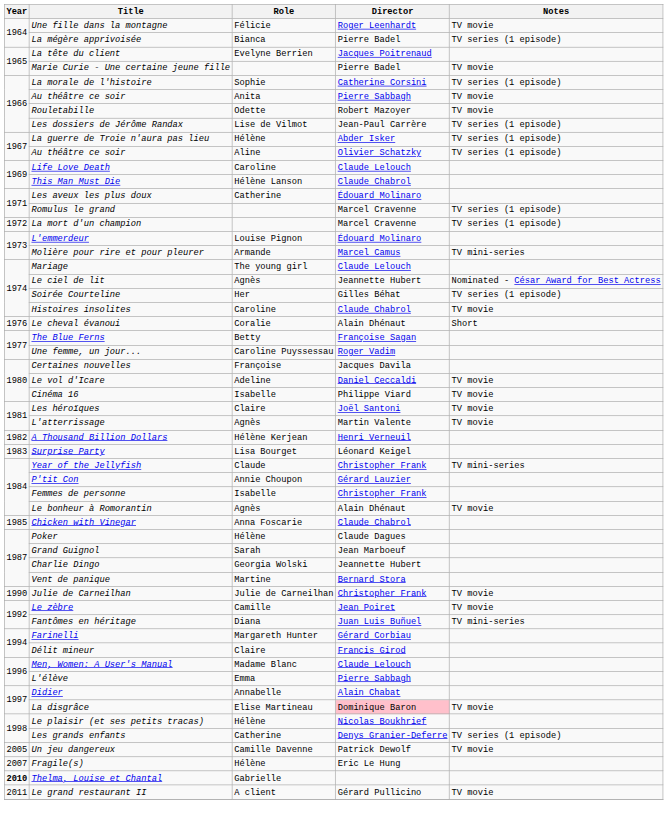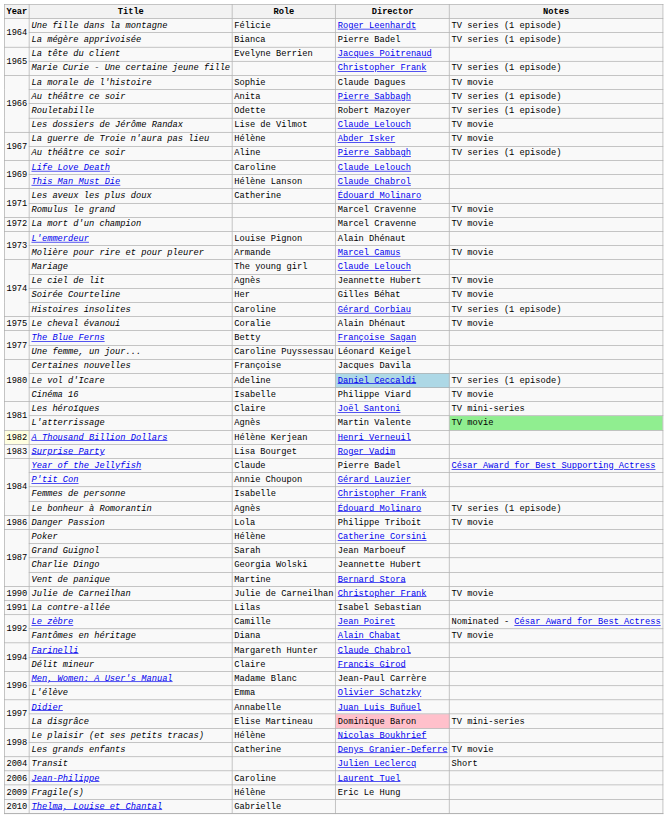(473, 26) TV movie -> (506, 26) TV series (1 episode)
(369, 68) Pierre Badel -> (382, 68) Christopher Frank
(473, 68) TV movie -> (506, 68) TV series (1 episode)
(382, 82) Catherine Corsini -> (372, 82) Claude Dagues
(506, 82) TV series (1 episode) -> (473, 82) TV movie
(473, 97) TV movie -> (506, 97) TV series (1 episode)
(473, 111) TV movie -> (506, 111) TV series (1 episode)
(382, 125) Jean-Paul Carrère -> (374, 125) Claude Lelouch
(506, 125) TV series (1 episode) -> (473, 125) TV movie
(506, 139) TV series (1 episode) -> (473, 139) TV movie
(380, 153) Olivier Schatzky -> (374, 153) Pierre Sabbagh
(506, 210) TV series (1 episode) -> (473, 210) TV movie
(506, 224) TV series (1 episode) -> (473, 224) TV movie
(380, 239) Édouard Molinaro -> (372, 239) Alain Dhénaut
(488, 253) TV mini-series -> (473, 253) TV movie
(556, 281) Nominated - César Award for Best Actress -> (473, 281) TV movie
(506, 295) TV series (1 episode) -> (473, 295) TV movie
(374, 310) Claude Chabrol -> (374, 310) Gérard Corbiau
(473, 310) TV movie -> (506, 310) TV series (1 episode)
(17, 324) 1976 -> (17, 324) 1975
(465, 324) Short -> (473, 324) TV movie
(366, 352) Roger Vadim -> (374, 352) Léonard Keigel
(377, 381) no background -> (377, 381) lightblue background
(473, 381) TV movie -> (506, 381) TV series (1 episode)
(473, 409) TV movie -> (488, 409) TV mini-series
(473, 423) no background -> (473, 423) lightgreen background
(17, 437) no background -> (17, 437) lightyellow background
(374, 451) Léonard Keigel -> (366, 451) Roger Vadim
(382, 466) Christopher Frank -> (369, 466) Pierre Badel
(488, 466) TV mini-series -> (554, 466) César Award for Best Supporting Actress
(372, 508) Alain Dhénaut -> (380, 508) Édouard Molinaro
(473, 508) TV movie -> (506, 508) TV series (1 episode)
- row: (84, 522)
+ row: (68, 522)
(372, 537) Claude Dagues -> (382, 537) Catherine Corsini
+ row: (71, 608)
(473, 608) TV movie -> (556, 622) Nominated - César Award for Best Actress
(380, 622) Juan Luis Buñuel -> (369, 636) Alain Chabat
(488, 622) TV mini-series -> (473, 636) TV movie
(374, 636) Gérard Corbiau -> (374, 650) Claude Chabrol
(374, 664) Claude Lelouch -> (382, 679) Jean-Paul Carrère
(374, 679) Pierre Sabbagh -> (380, 693) Olivier Schatzky
(369, 693) Alain Chabat -> (380, 707) Juan Luis Buñuel
(473, 707) TV movie -> (488, 721) TV mini-series
(506, 735) TV series (1 episode) -> (473, 750) TV movie
+ row: (50, 764)
- row: (73, 750)
+ row: (65, 778)
(17, 764) 2007 -> (17, 792) 2009
(17, 778) bold -> (17, 806) normal
- row: (89, 792)
